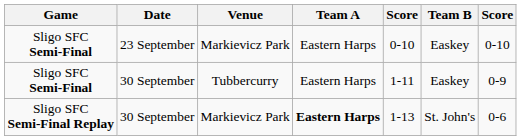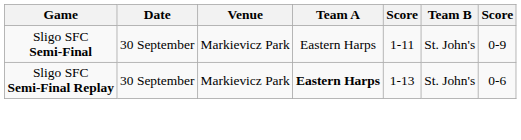- row: (61, 44)
(245, 80) Tubbercurry -> (245, 44) Markievicz Park
(450, 80) Easkey -> (450, 44) St. John's
